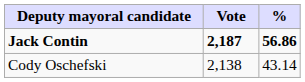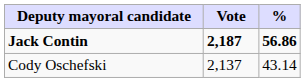(224, 65) 2,138 -> (224, 65) 2,137
